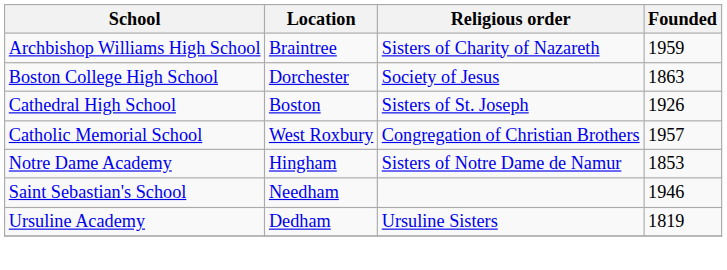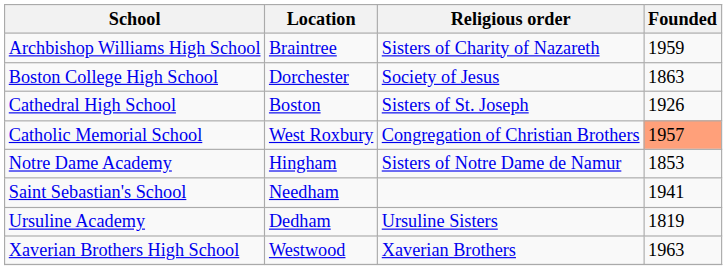(666, 134) no background -> (666, 134) lightsalmon background
(666, 192) 1946 -> (666, 192) 1941
+ row: (124, 250)
